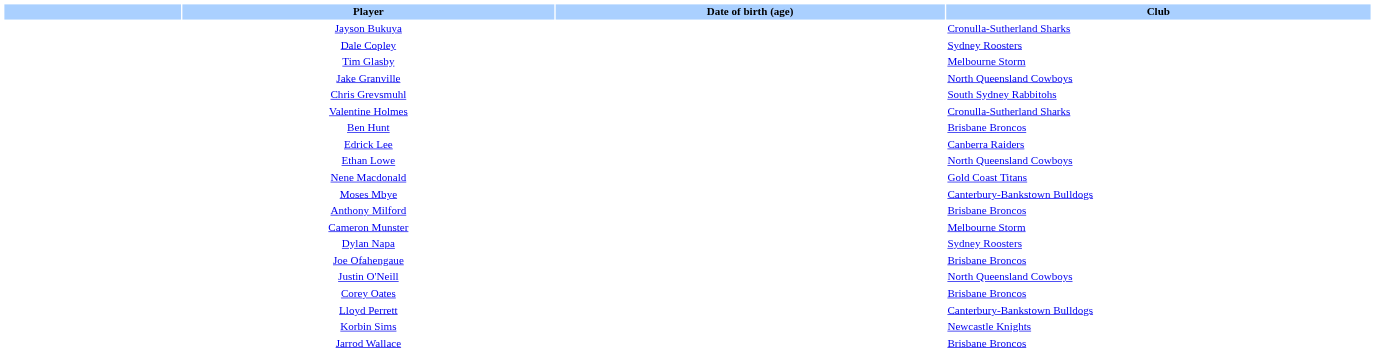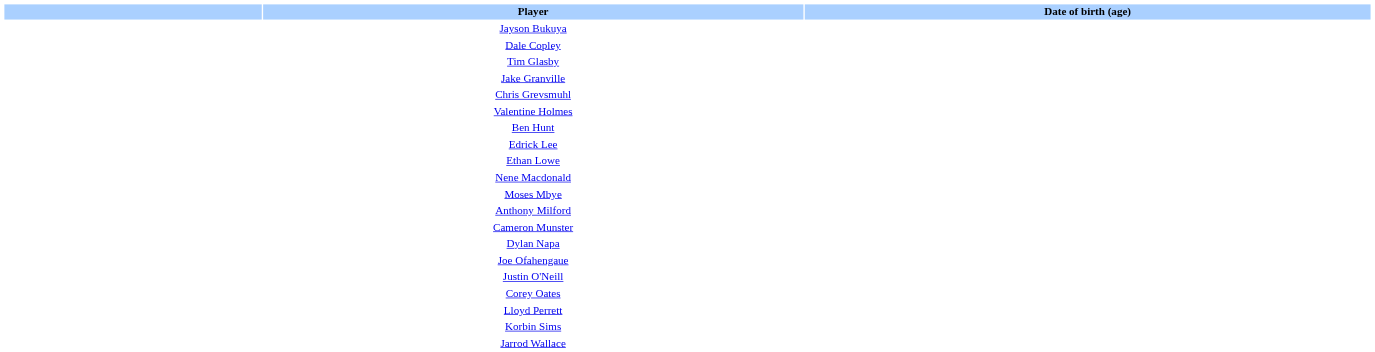- column: (1158, 12)
